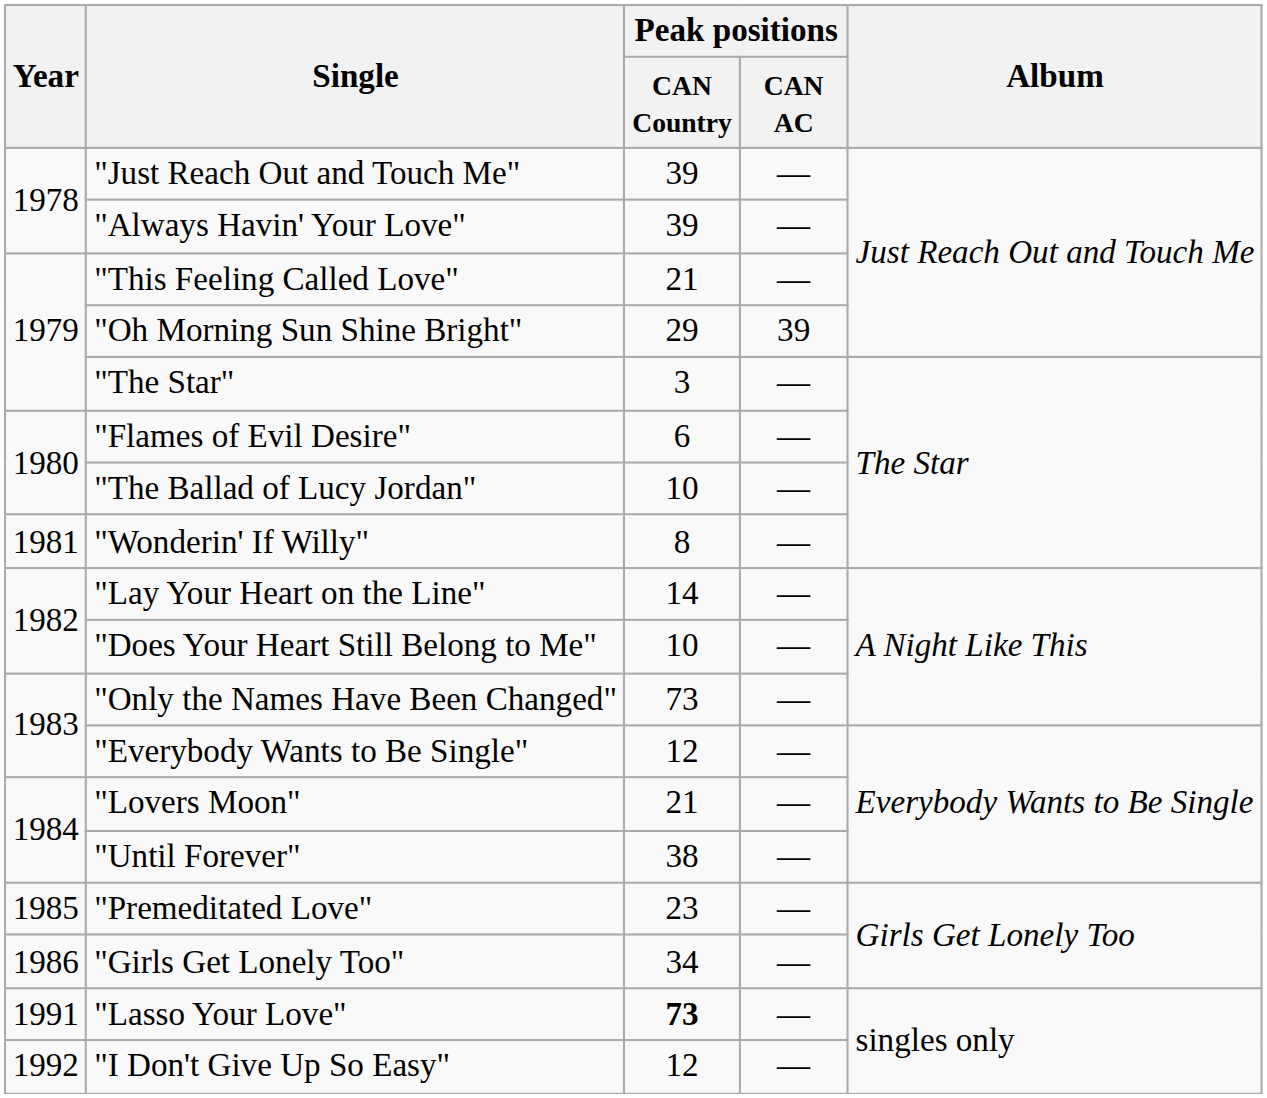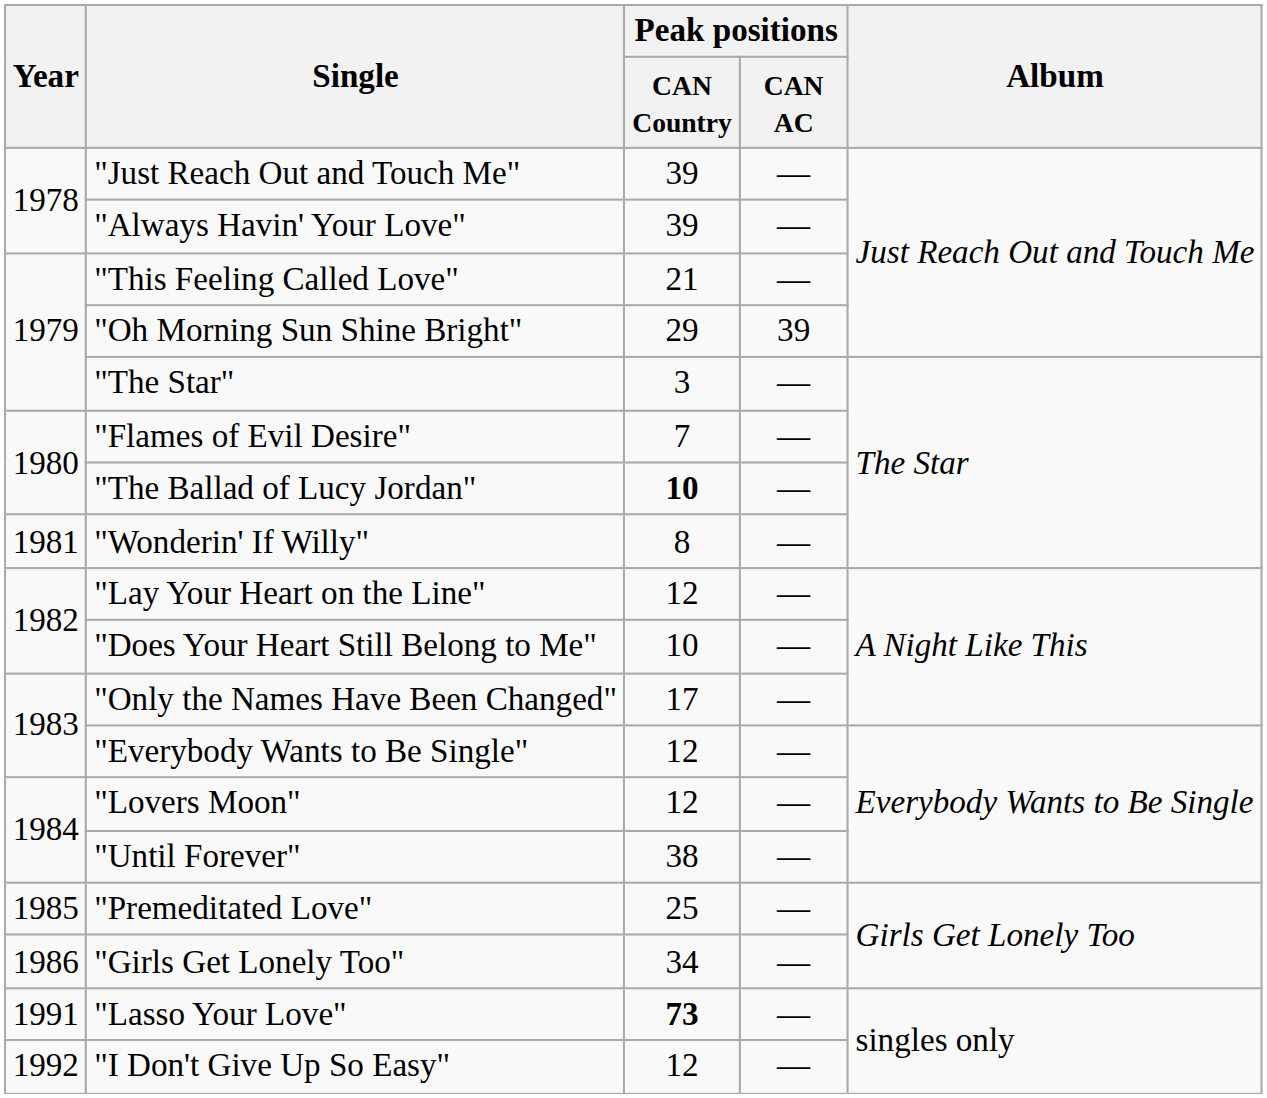(682, 435) 6 -> (682, 435) 7
(682, 488) normal -> (682, 488) bold
(682, 593) 14 -> (682, 593) 12
(682, 698) 73 -> (682, 698) 17
(682, 803) 21 -> (682, 803) 12
(682, 908) 23 -> (682, 908) 25
